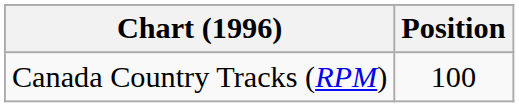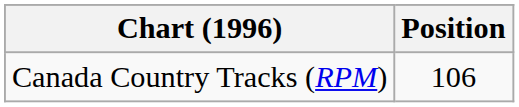(453, 76) 100 -> (453, 76) 106
